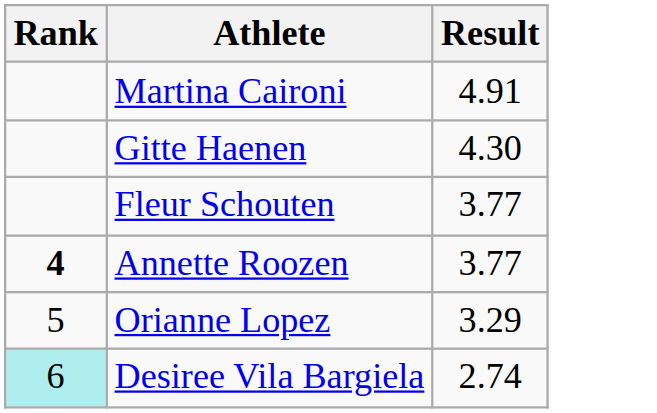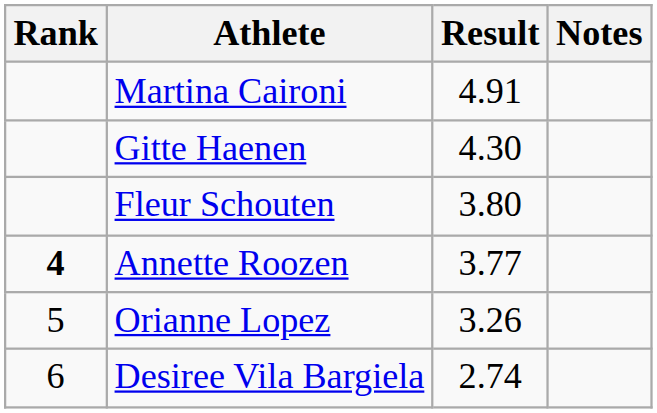+ column: (599, 33)
(490, 205) 3.77 -> (490, 205) 3.80
(490, 319) 3.29 -> (490, 319) 3.26
(56, 377) paleturquoise background -> (56, 377) no background
